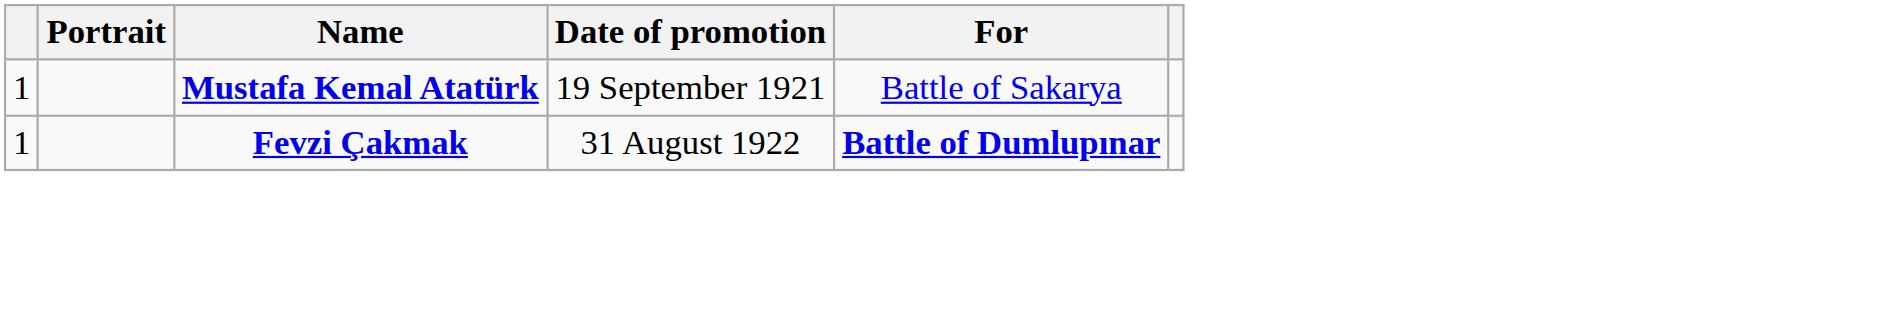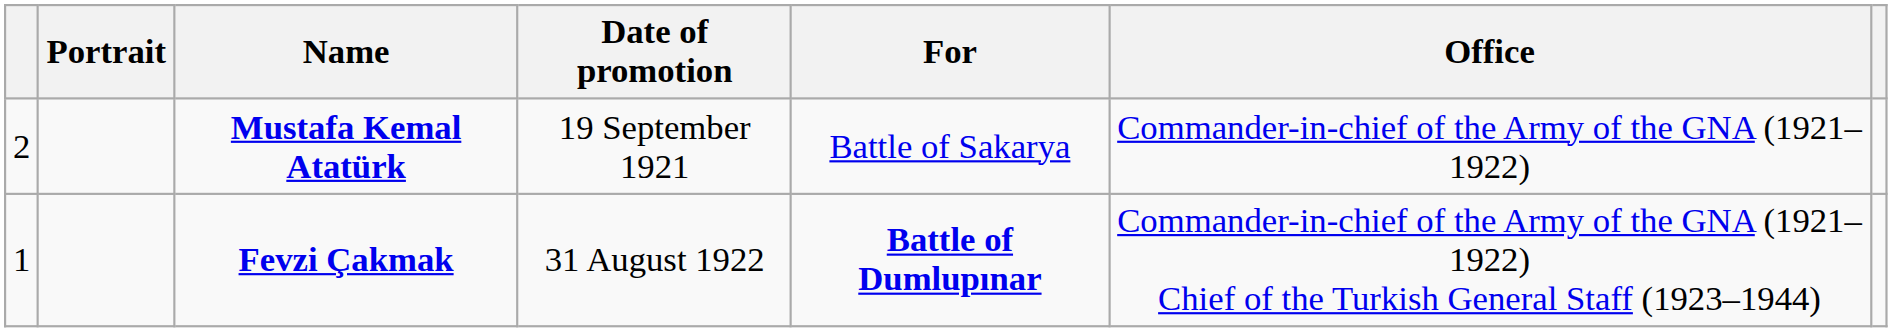+ column: (1490, 51)
(22, 87) 1 -> (22, 145) 2
